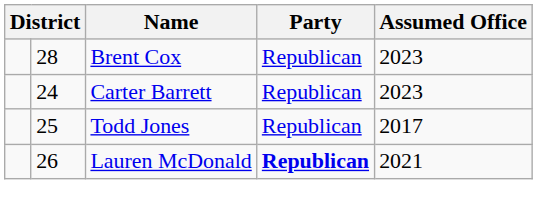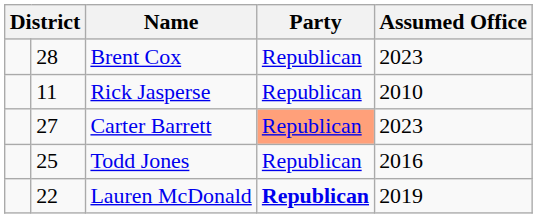+ row: (150, 91)
(47, 91) 24 -> (47, 126) 27
(312, 91) no background -> (312, 126) lightsalmon background
(401, 126) 2017 -> (401, 160) 2016
(47, 160) 26 -> (47, 195) 22
(401, 160) 2021 -> (401, 195) 2019
